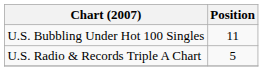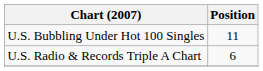(233, 55) 5 -> (233, 55) 6
